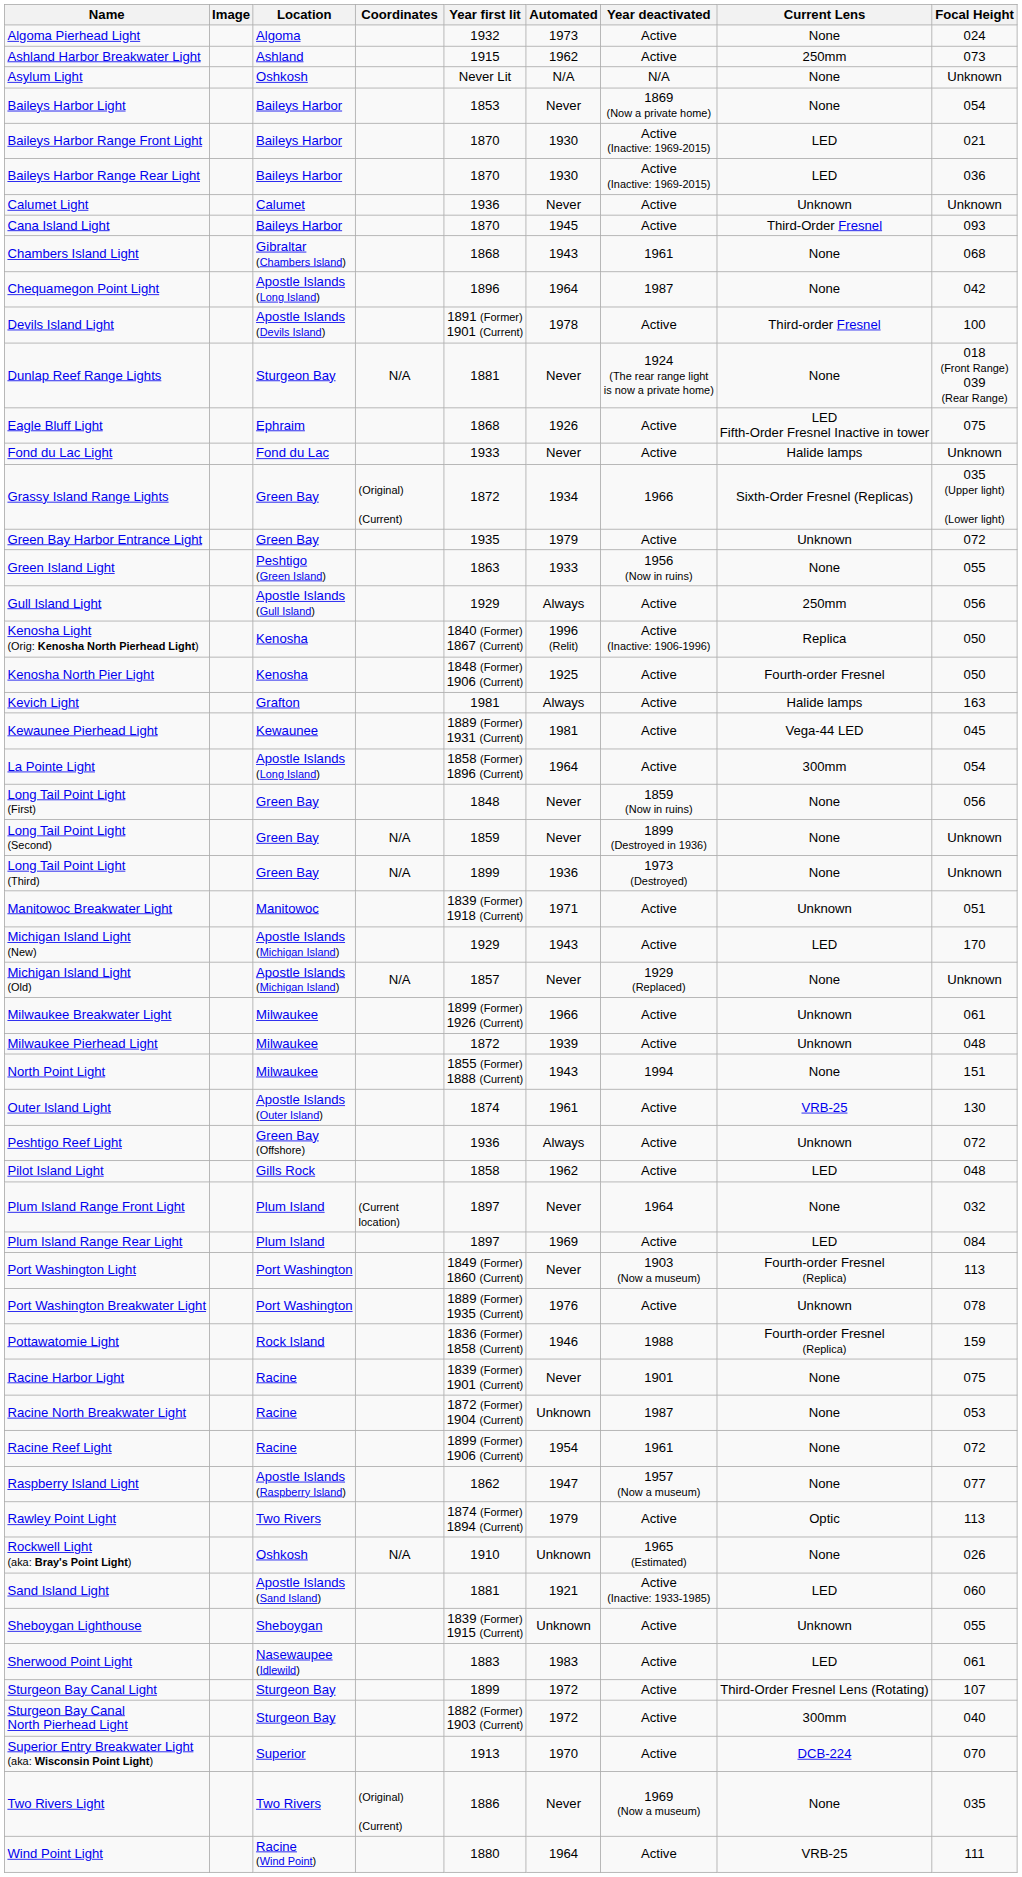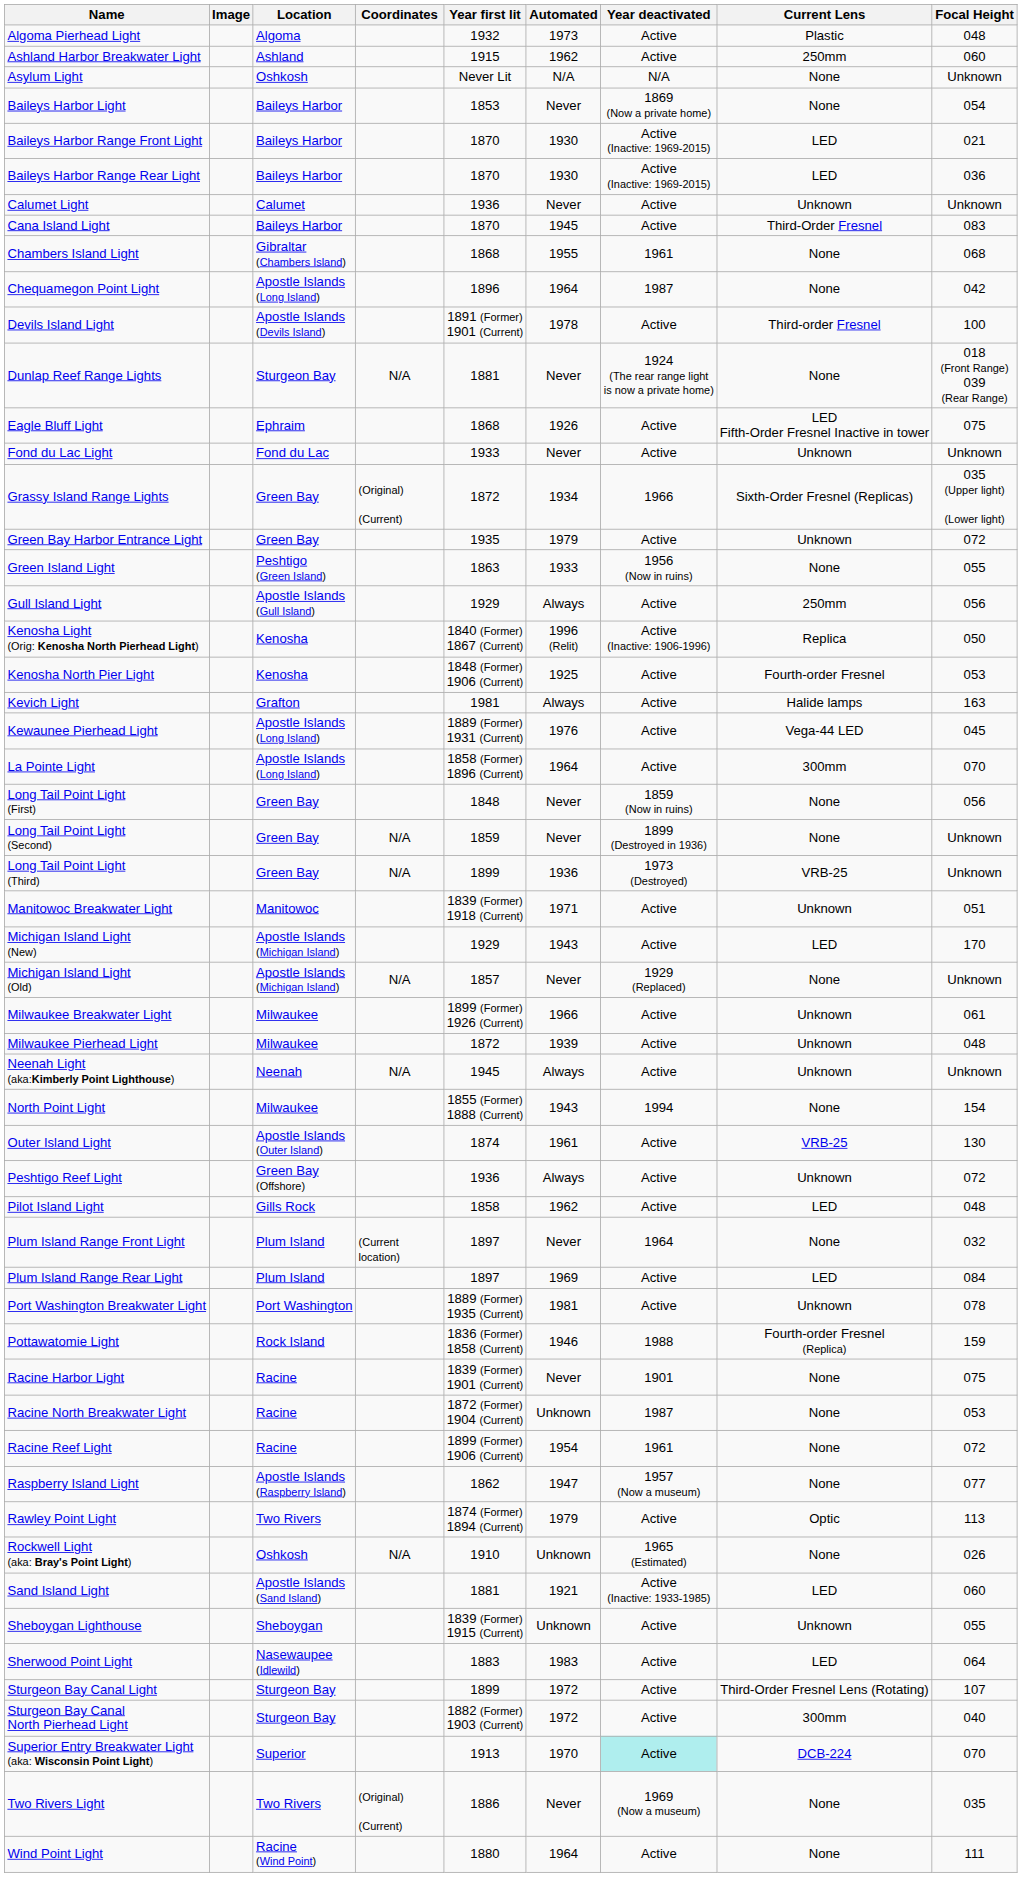(824, 35) None -> (824, 35) Plastic
(975, 35) 024 -> (975, 35) 048
(975, 56) 073 -> (975, 56) 060
(975, 225) 093 -> (975, 225) 083
(564, 253) 1943 -> (564, 253) 1955
(824, 453) Halide lamps -> (824, 453) Unknown
(975, 674) 050 -> (975, 674) 053
(287, 730) Kewaunee -> (301, 730) Apostle Islands (Long Island)
(564, 730) 1981 -> (564, 730) 1976
(975, 766) 054 -> (975, 766) 070
(824, 873) None -> (824, 873) VRB-25
+ row: (91, 1071)
(975, 1071) 151 -> (975, 1107) 154
- row: (72, 1270)
(564, 1306) 1976 -> (564, 1306) 1981
(975, 1661) 061 -> (975, 1661) 064
(659, 1753) no background -> (659, 1753) paleturquoise background
(824, 1854) VRB-25 -> (824, 1854) None
